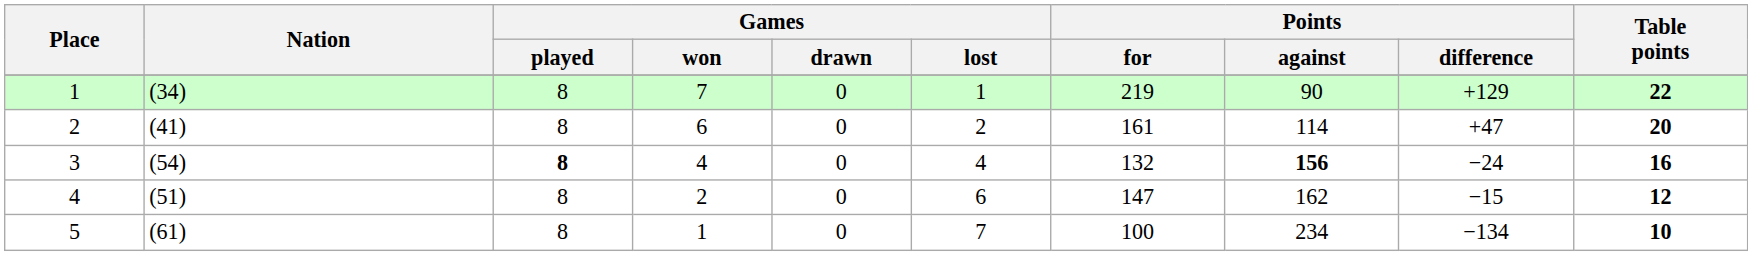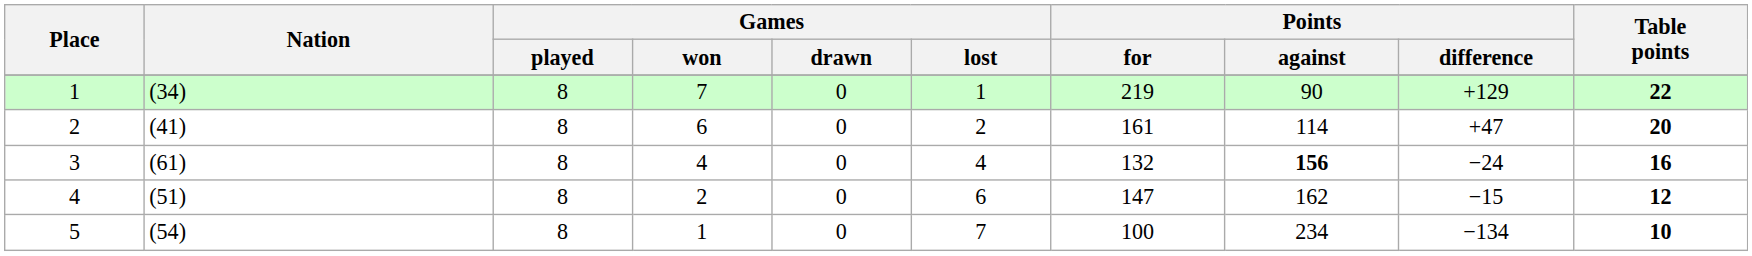(168, 162) (54) -> (168, 162) (61)
(562, 162) bold -> (562, 162) normal
(168, 232) (61) -> (168, 232) (54)
